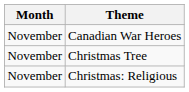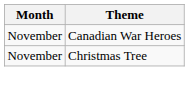- row: (123, 76)
